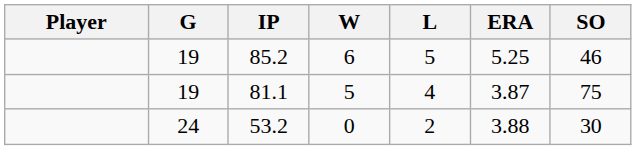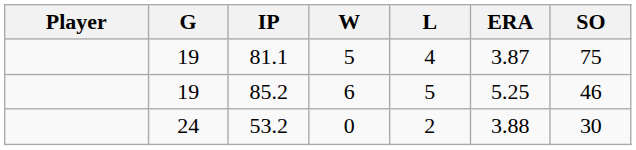rows swapped: (269, 56) <-> (269, 91)
